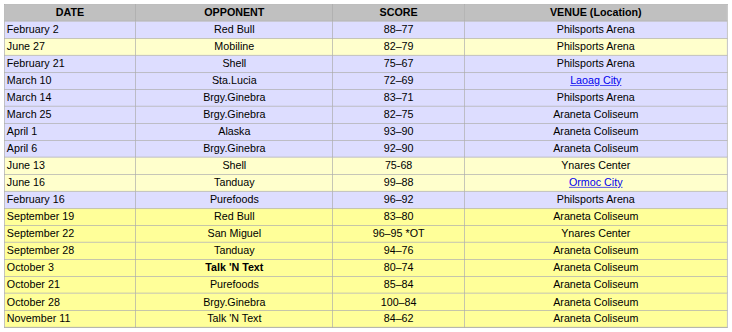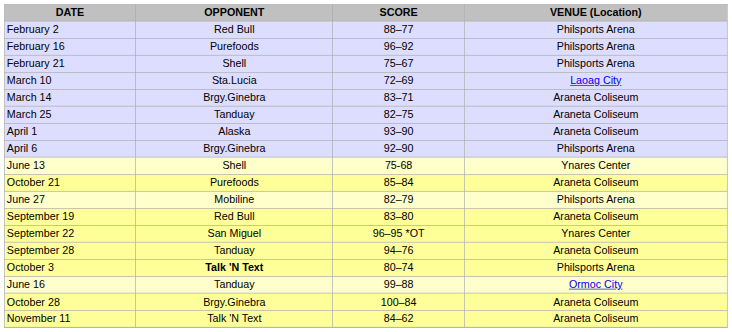rows swapped: (36, 200) <-> (26, 47)
(596, 98) Philsports Arena -> (596, 98) Araneta Coliseum
(234, 115) Brgy.Ginebra -> (234, 115) Tanduay
(596, 149) Araneta Coliseum -> (596, 149) Philsports Arena
rows swapped: (26, 183) <-> (33, 285)
(596, 268) Araneta Coliseum -> (596, 268) Philsports Arena
